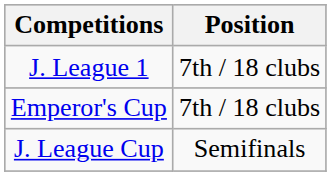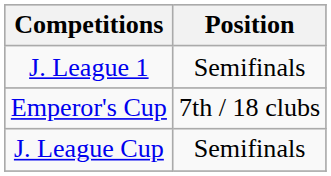(250, 66) 7th / 18 clubs -> (250, 66) Semifinals
